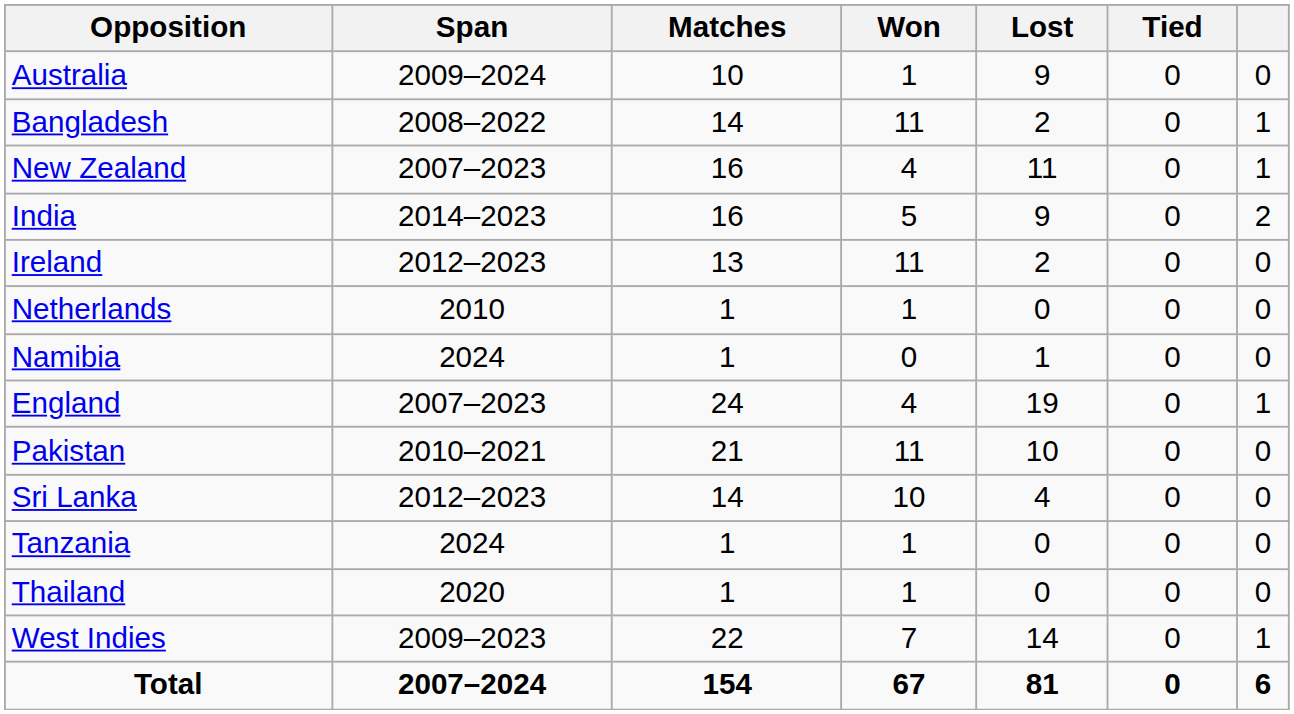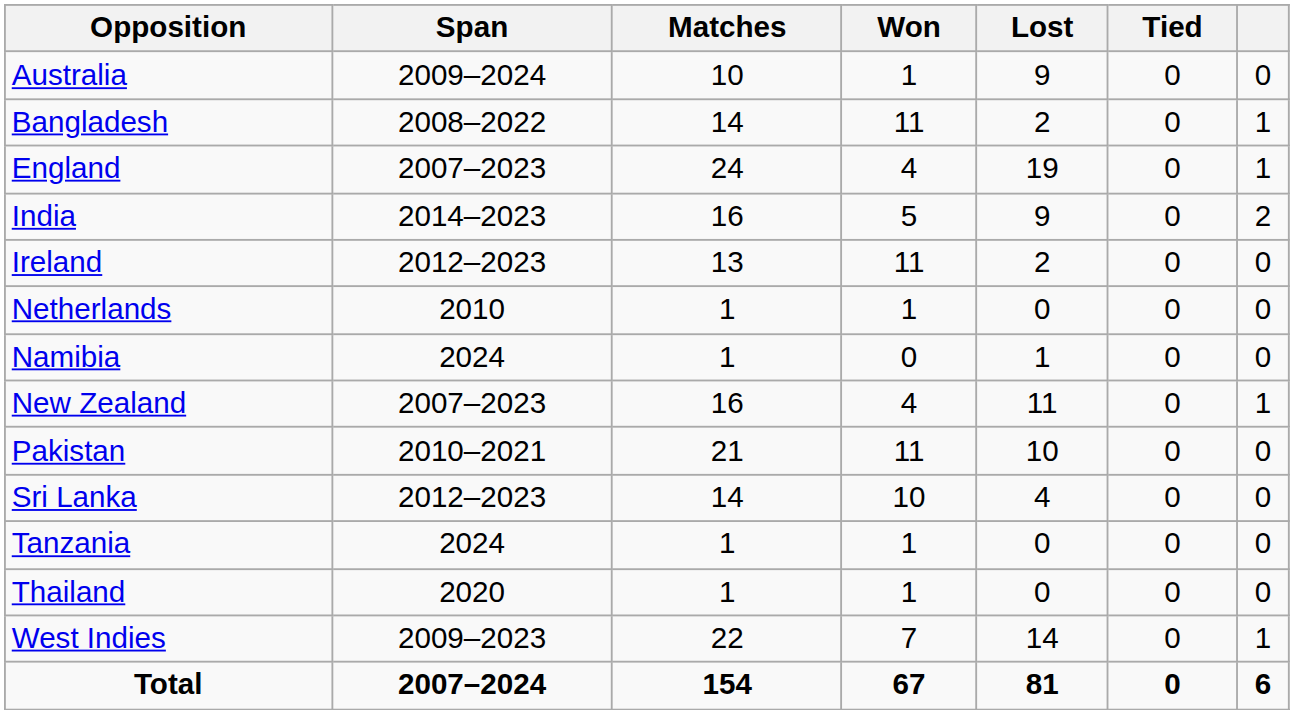rows swapped: (66, 403) <-> (99, 168)
